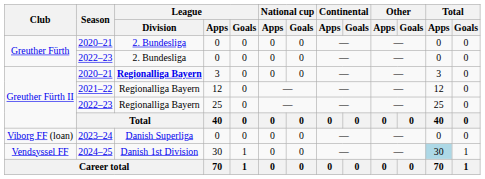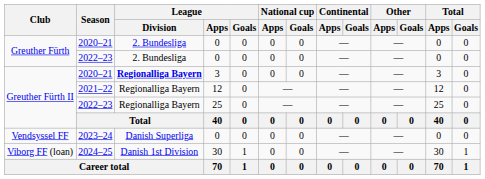(40, 136) Viborg FF (loan) -> (40, 136) Vendsyssel FF
(40, 151) Vendsyssel FF -> (40, 151) Viborg FF (loan)
(439, 151) lightblue background -> (439, 151) no background
